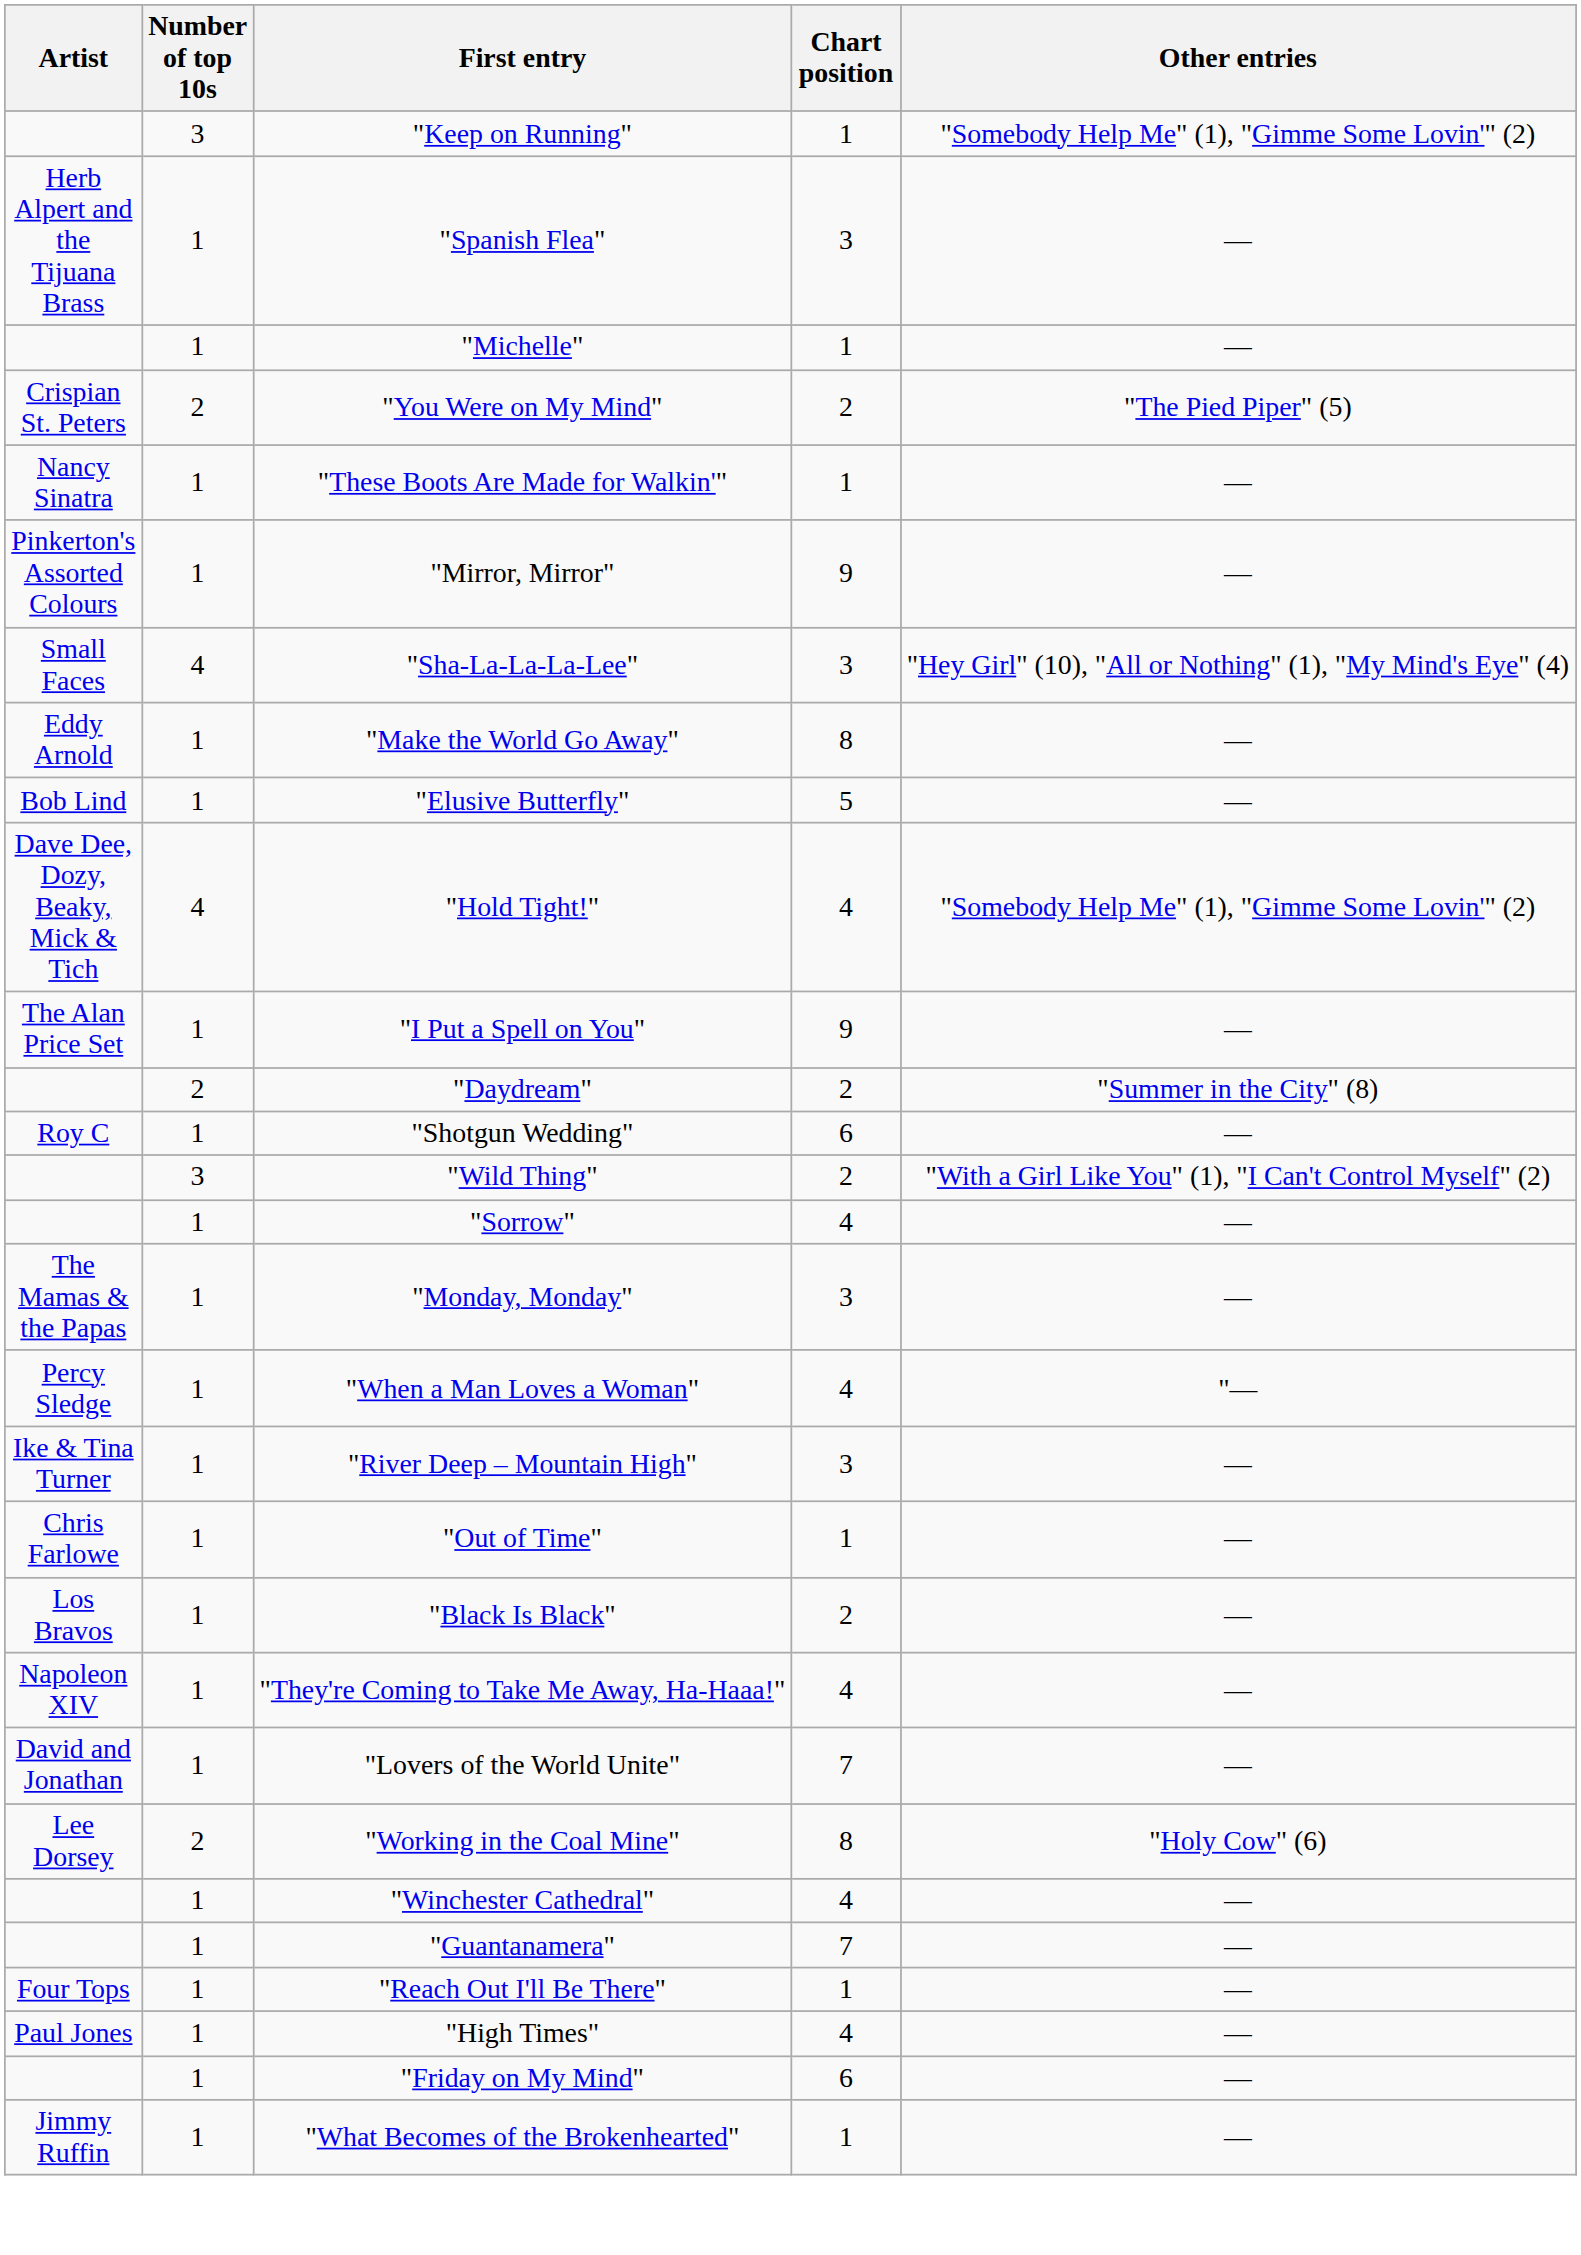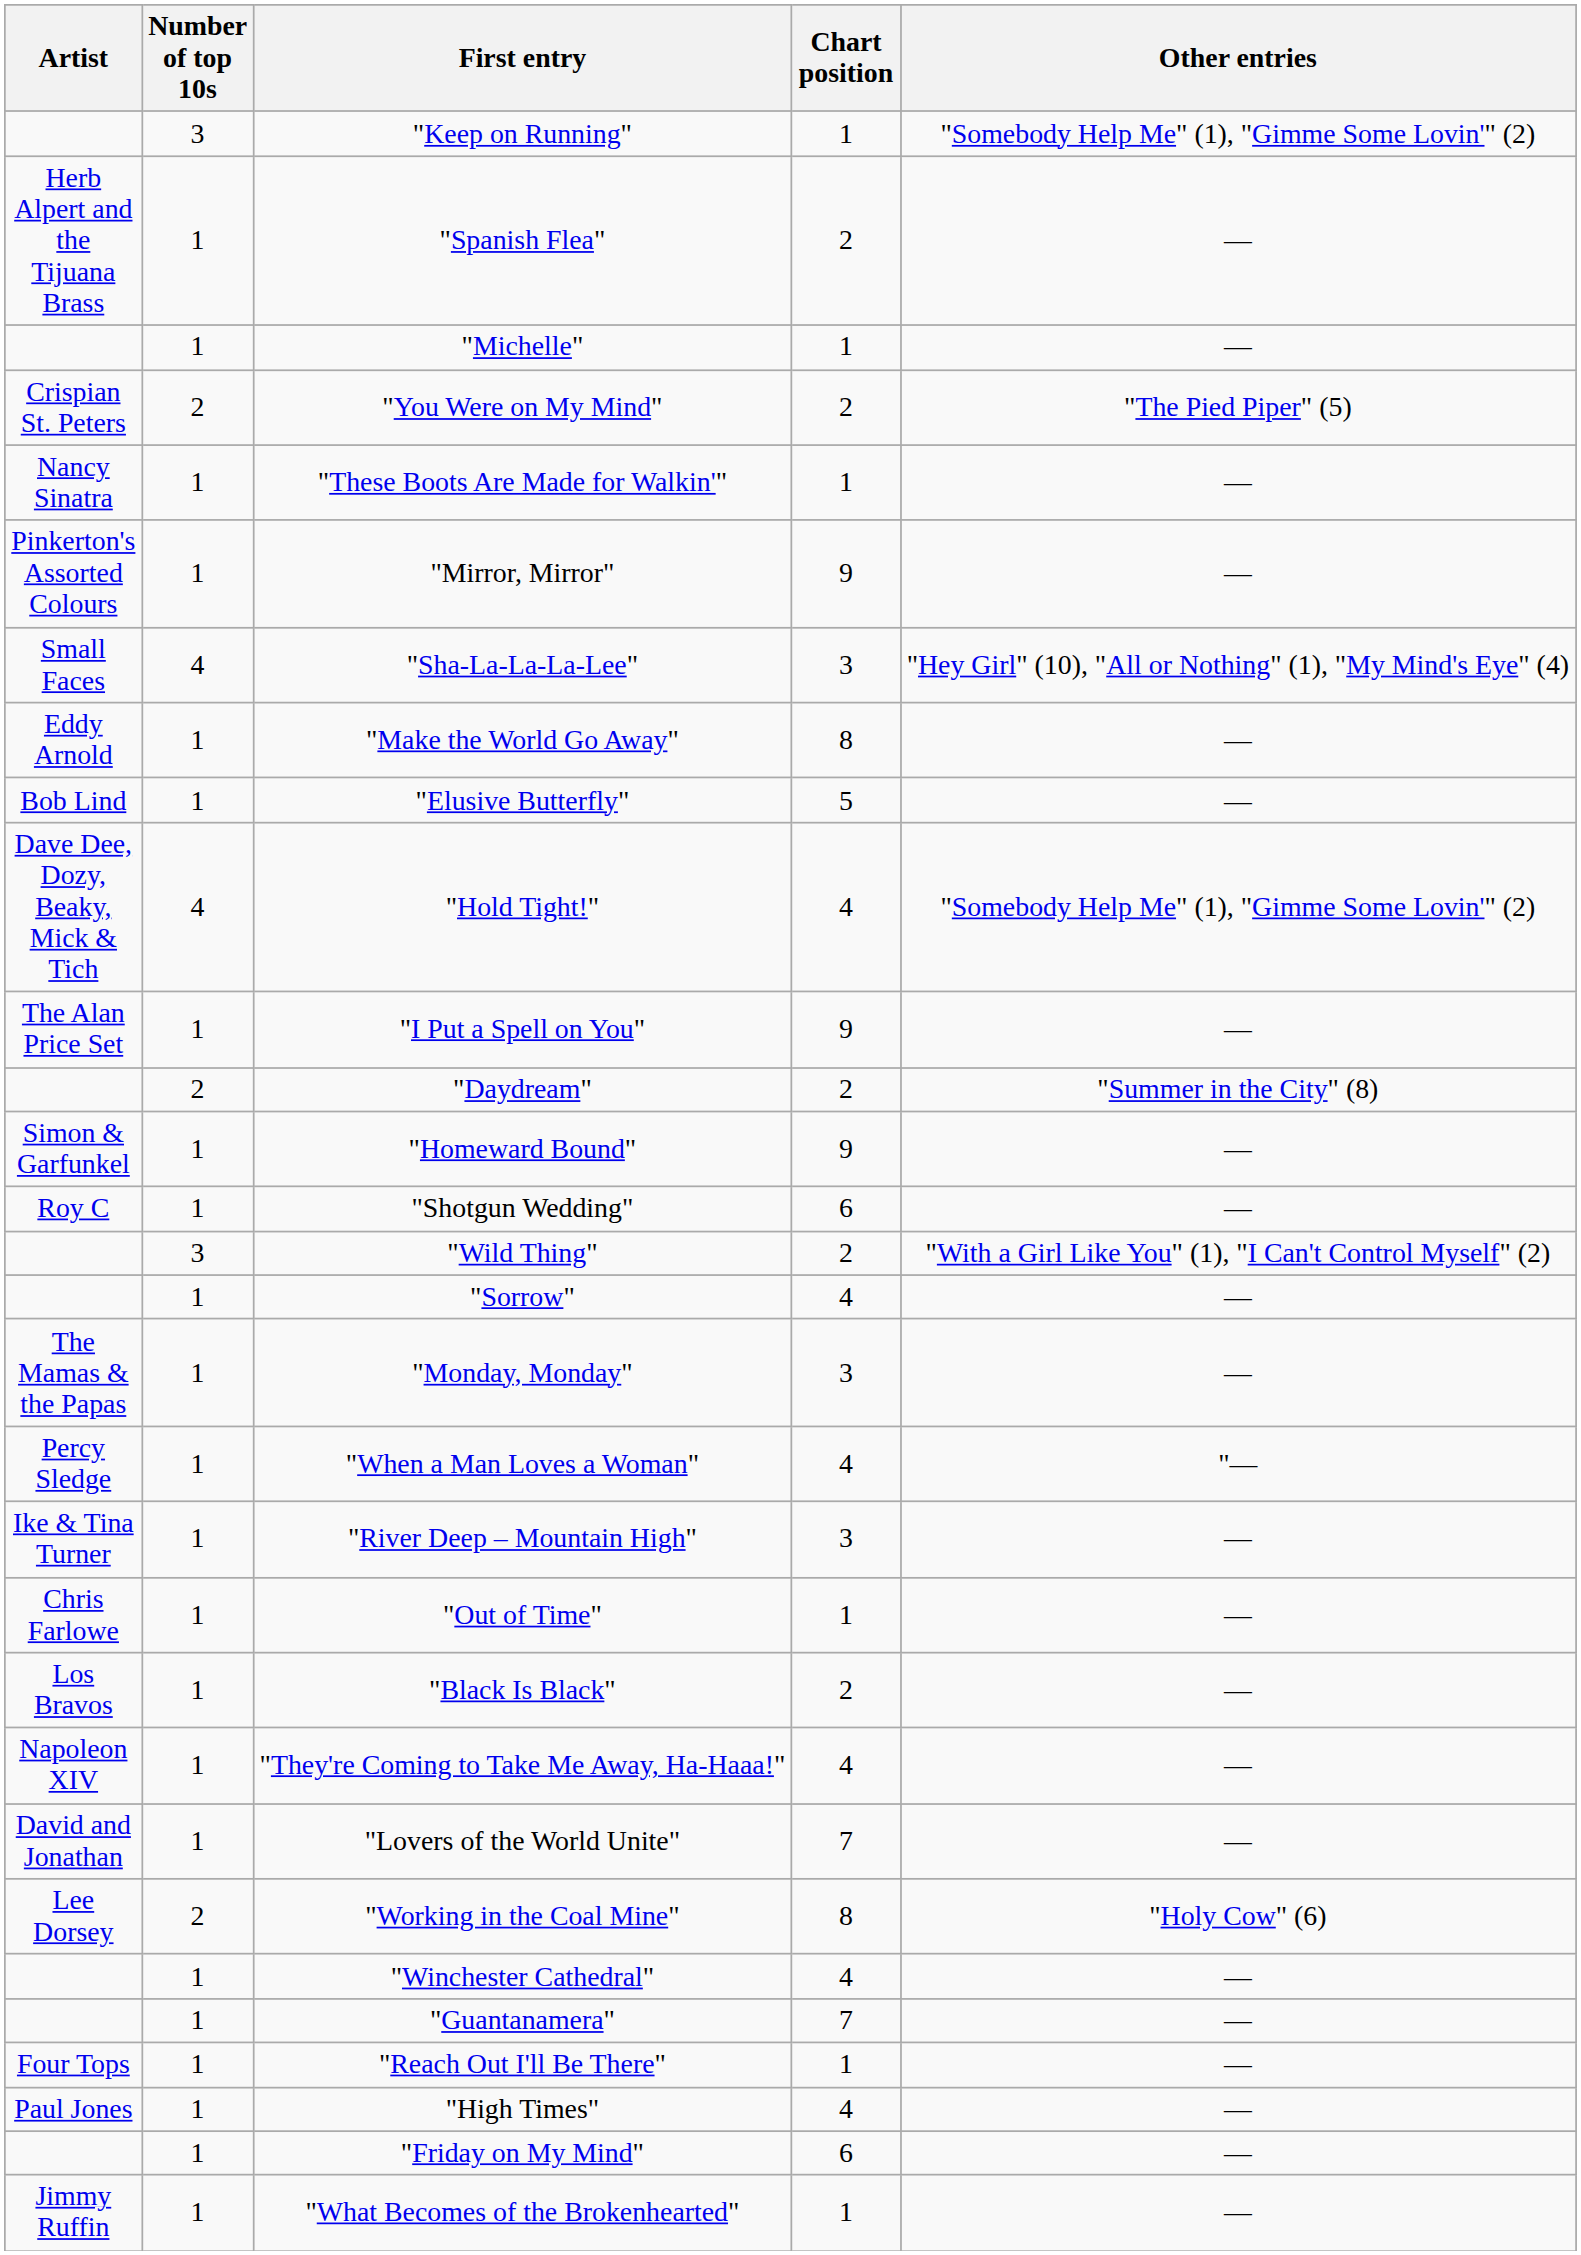(846, 240) 3 -> (846, 240) 2
+ row: (522, 1148)
